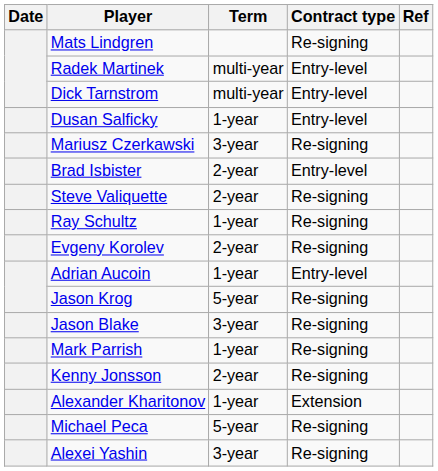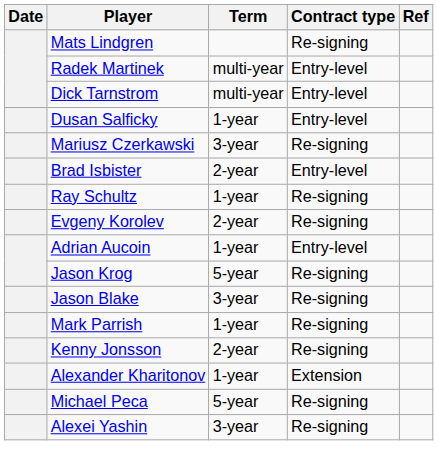- row: (109, 196)
